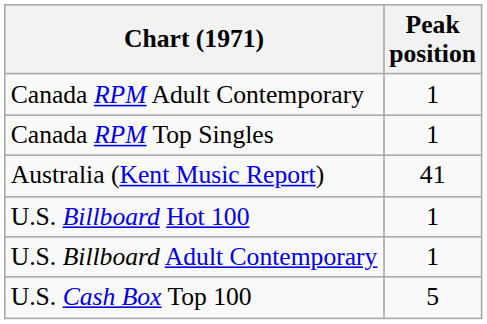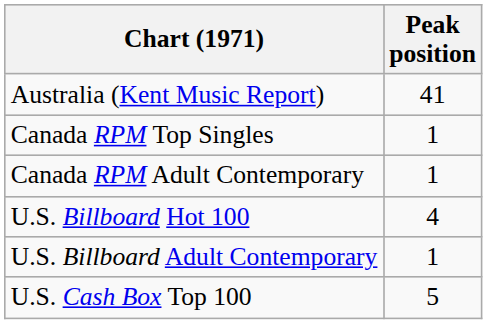rows swapped: (167, 175) <-> (187, 94)
(433, 216) 1 -> (433, 216) 4
